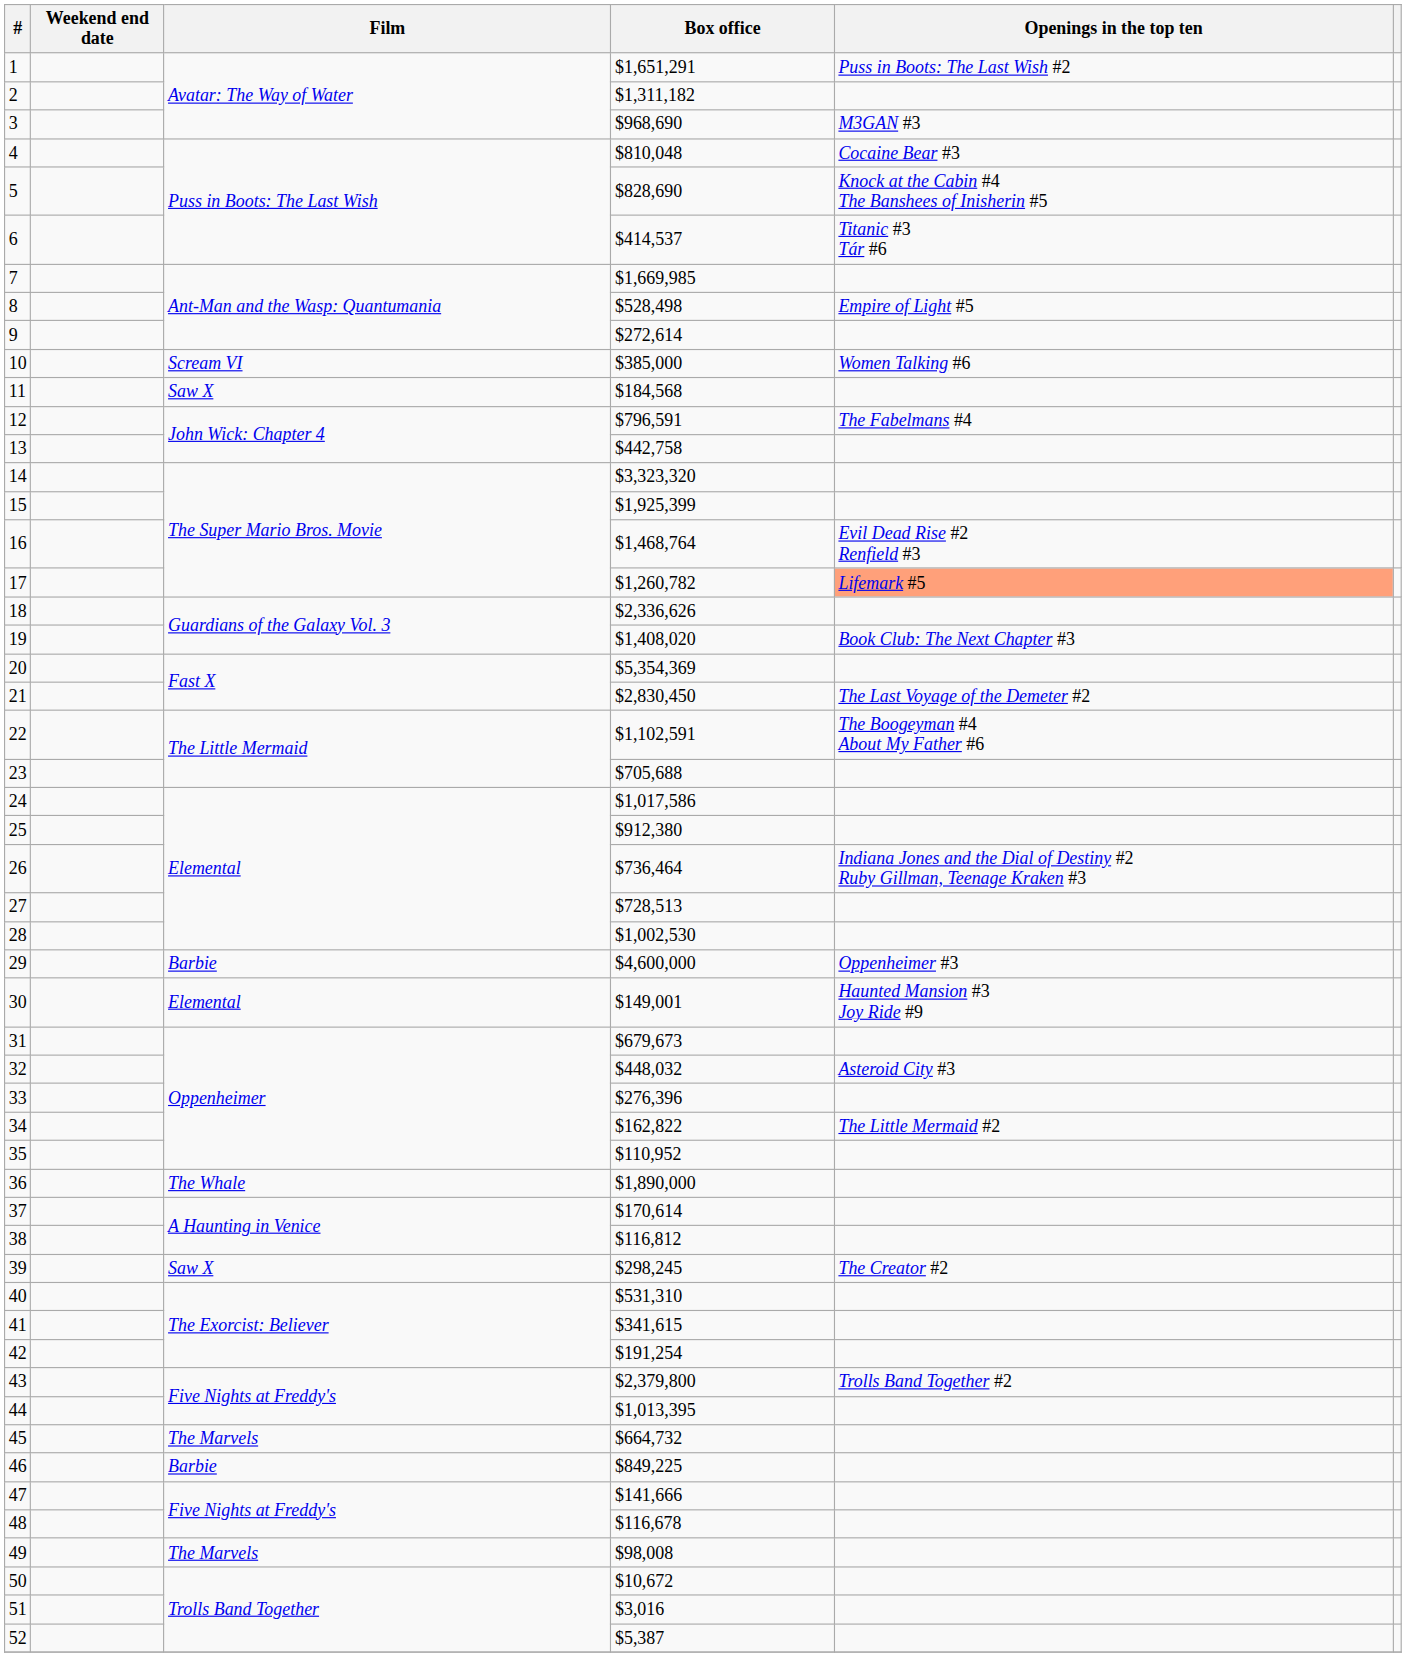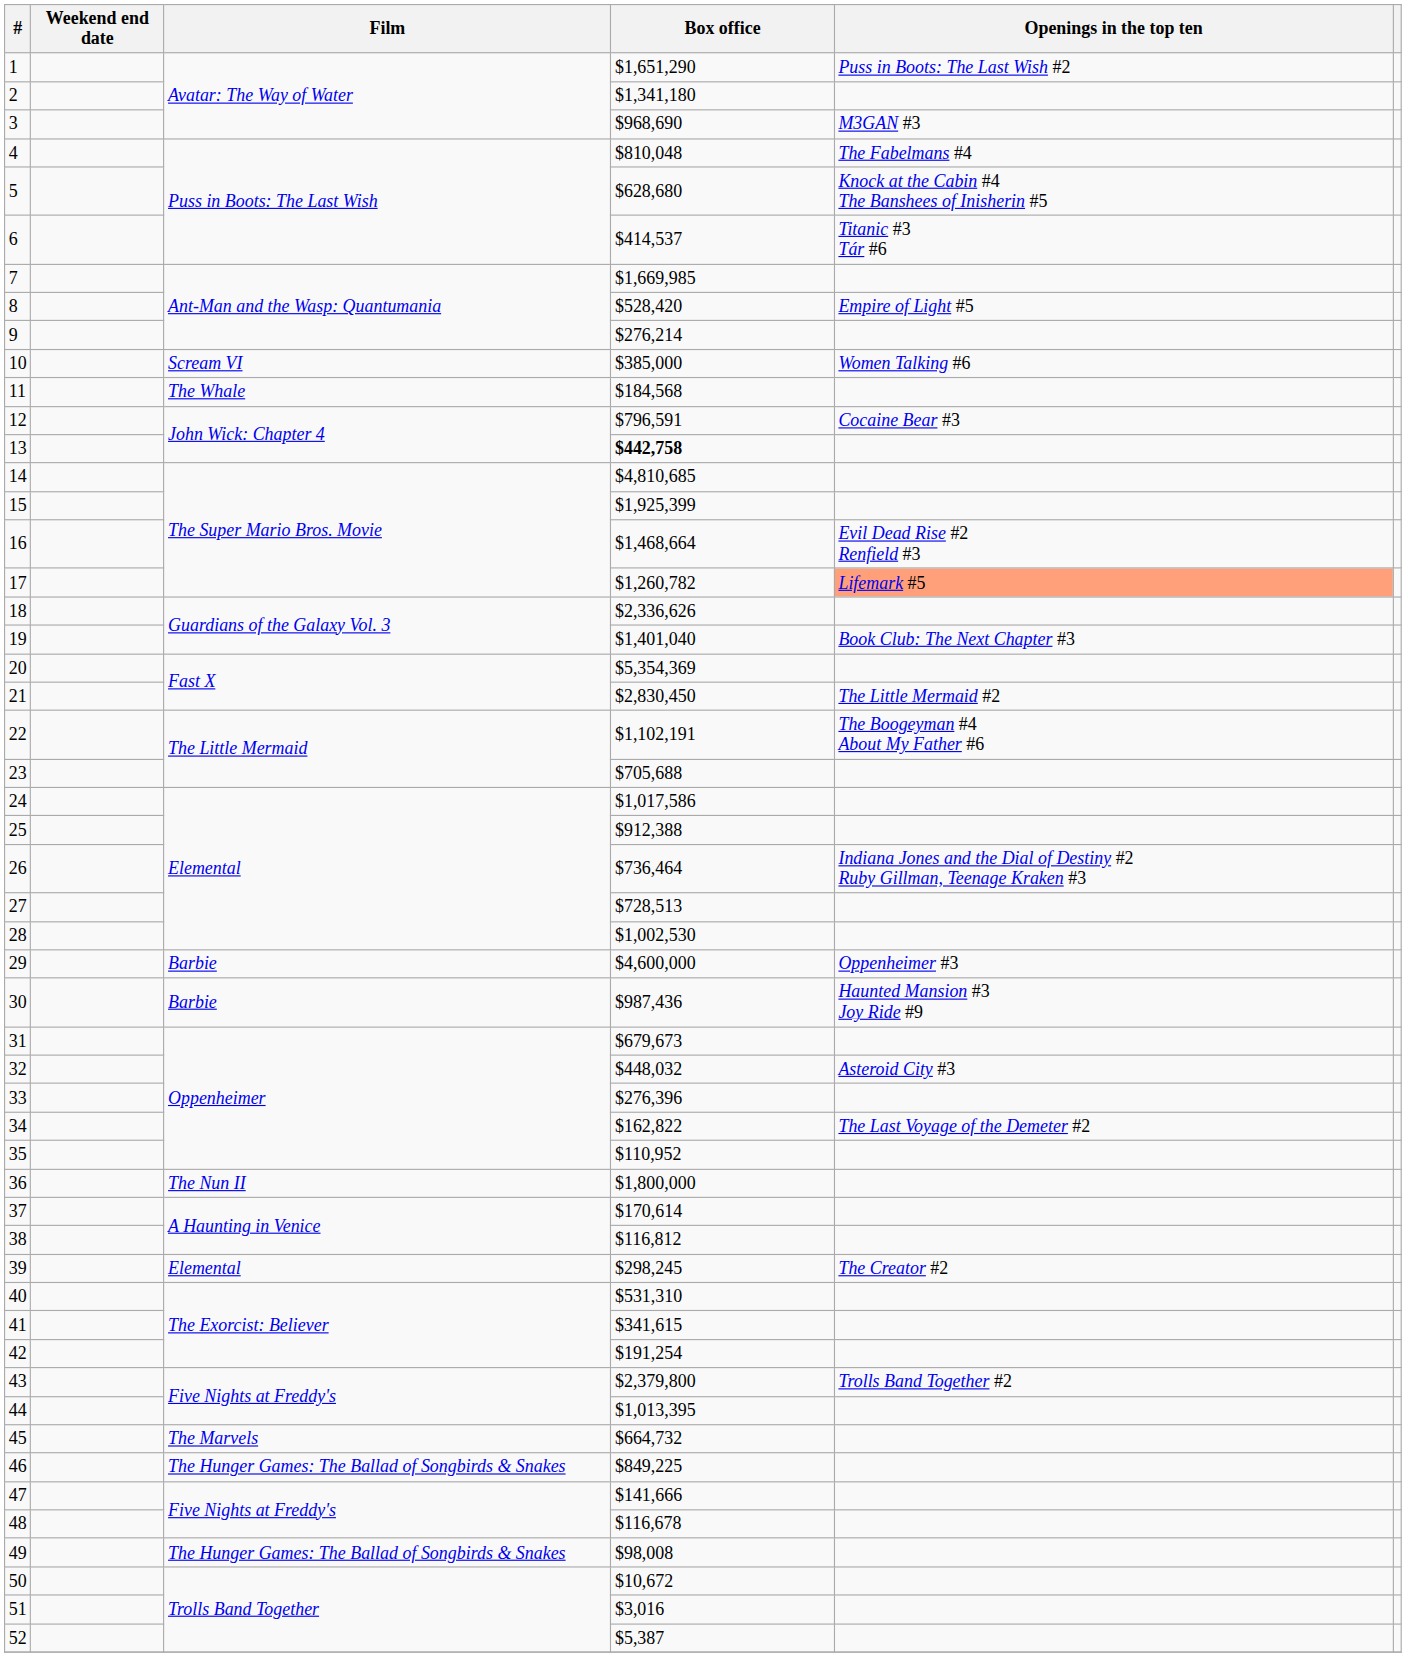(655, 67) $1,651,291 -> (655, 67) $1,651,290
(655, 95) $1,311,182 -> (655, 95) $1,341,180
(899, 152) Cocaine Bear #3 -> (905, 152) The Fabelmans #4
(649, 191) $828,690 -> (649, 191) $628,680
(649, 306) $528,498 -> (649, 306) $528,420
(649, 334) $272,614 -> (649, 334) $276,214
(191, 391) Saw X -> (207, 391) The Whale
(905, 420) The Fabelmans #4 -> (899, 420) Cocaine Bear #3
(649, 448) normal -> (649, 448) bold
(655, 477) $3,323,320 -> (655, 477) $4,810,685
(655, 543) $1,468,764 -> (655, 543) $1,468,664
(655, 639) $1,408,020 -> (655, 639) $1,401,040
(964, 696) The Last Voyage of the Demeter #2 -> (919, 696) The Little Mermaid #2
(655, 734) $1,102,591 -> (655, 734) $1,102,191
(649, 830) $912,380 -> (649, 830) $912,388
(204, 1002) Elemental -> (192, 1002) Barbie
(649, 1002) $149,001 -> (649, 1002) $987,436
(919, 1126) The Little Mermaid #2 -> (964, 1126) The Last Voyage of the Demeter #2
(207, 1182) The Whale -> (207, 1182) The Nun II
(655, 1182) $1,890,000 -> (655, 1182) $1,800,000
(191, 1268) Saw X -> (204, 1268) Elemental
(192, 1467) Barbie -> (367, 1467) The Hunger Games: The Ballad of Songbirds & Snakes
(213, 1552) The Marvels -> (367, 1552) The Hunger Games: The Ballad of Songbirds & Snakes
